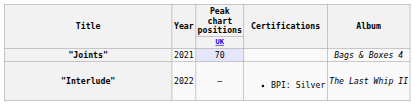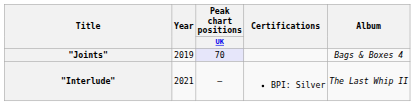(184, 55) 2021 -> (184, 55) 2019
(184, 81) 2022 -> (184, 81) 2021
